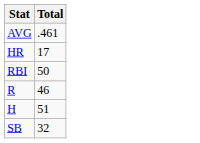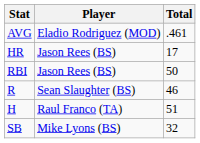+ column: (99, 14)
